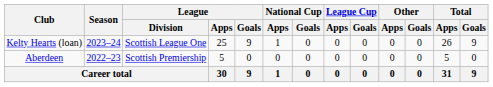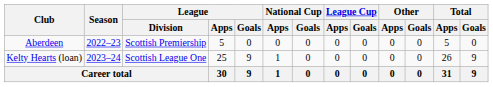rows swapped: (44, 58) <-> (44, 43)
